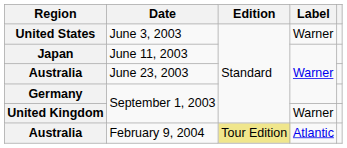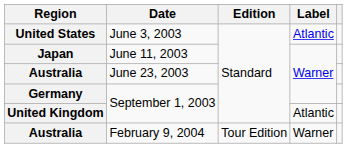(313, 34) Warner -> (313, 34) Atlantic
(313, 113) Warner -> (313, 113) Atlantic
(254, 133) khaki background -> (254, 133) no background
(313, 133) Atlantic -> (313, 133) Warner
